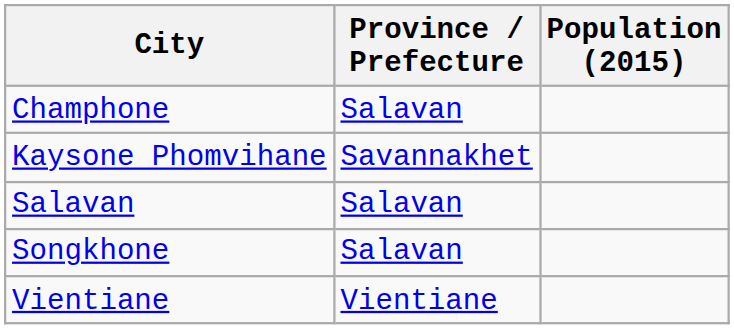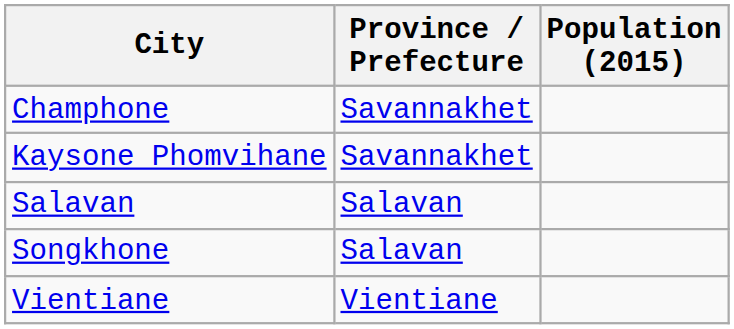(402, 110) Salavan -> (437, 110) Savannakhet
